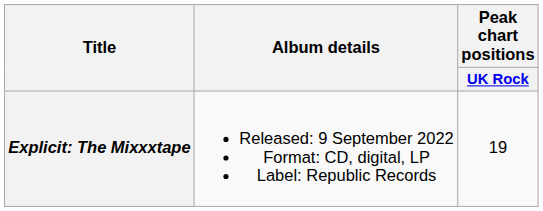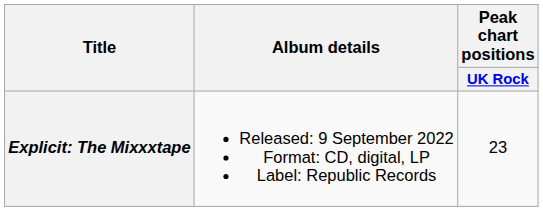(498, 148) 19 -> (498, 148) 23
